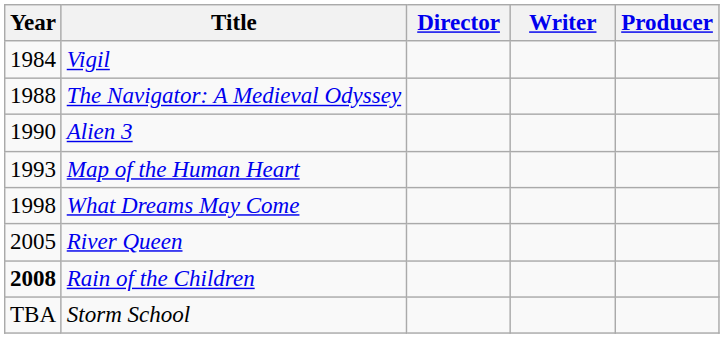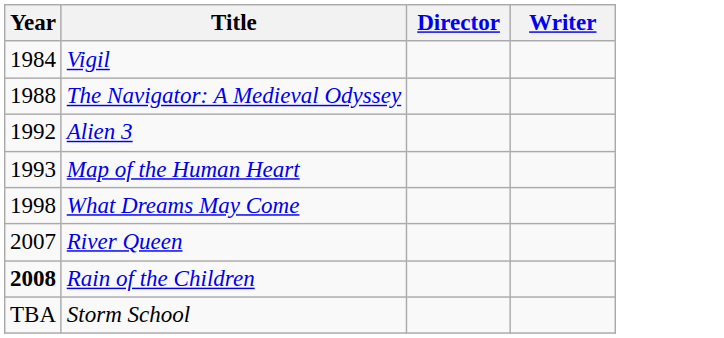- column: (667, 22)
(33, 132) 1990 -> (33, 132) 1992
(33, 242) 2005 -> (33, 242) 2007
